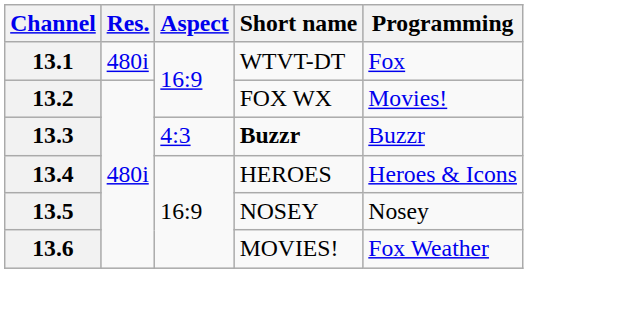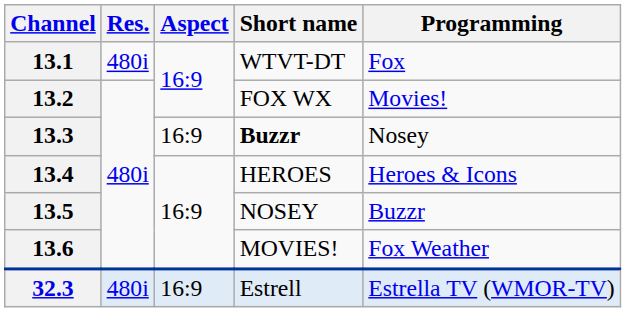(175, 135) 4:3 -> (181, 135) 16:9
(397, 135) Buzzr -> (399, 135) Nosey
(399, 211) Nosey -> (397, 211) Buzzr
+ row: (53, 287)
